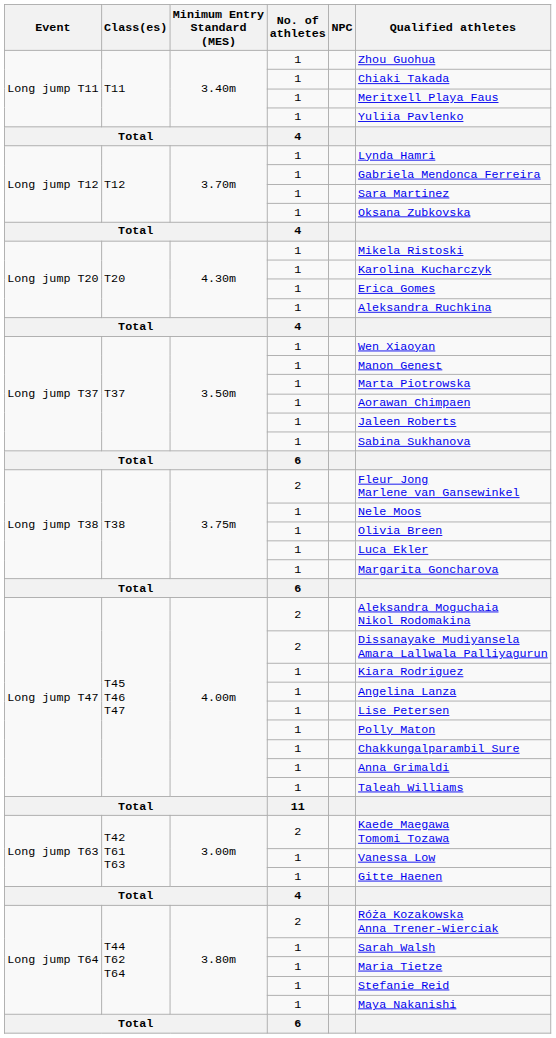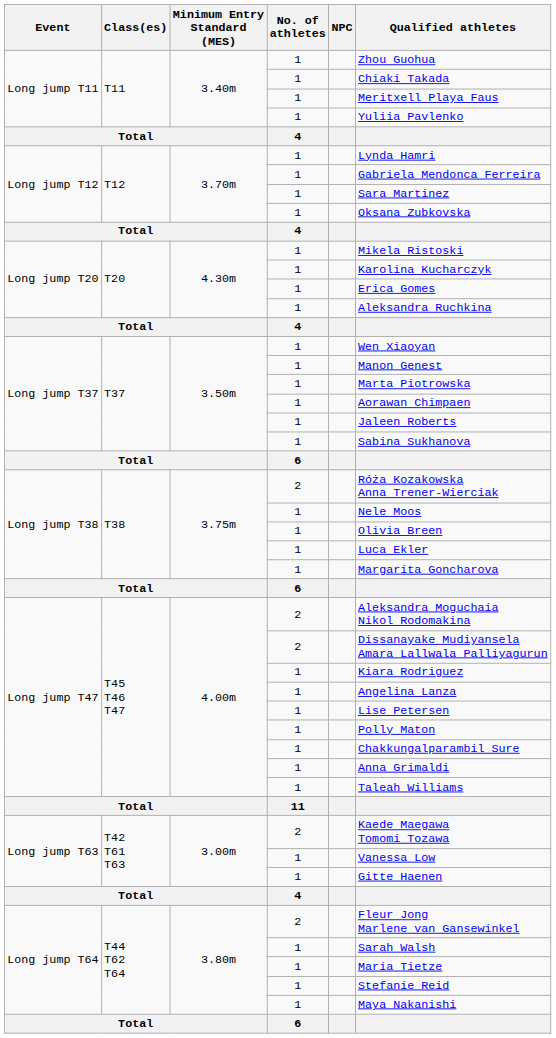(439, 486) Fleur Jong Marlene van Gansewinkel -> (428, 486) Róża Kozakowska Anna Trener-Wierciak
(428, 922) Róża Kozakowska Anna Trener-Wierciak -> (439, 922) Fleur Jong Marlene van Gansewinkel
